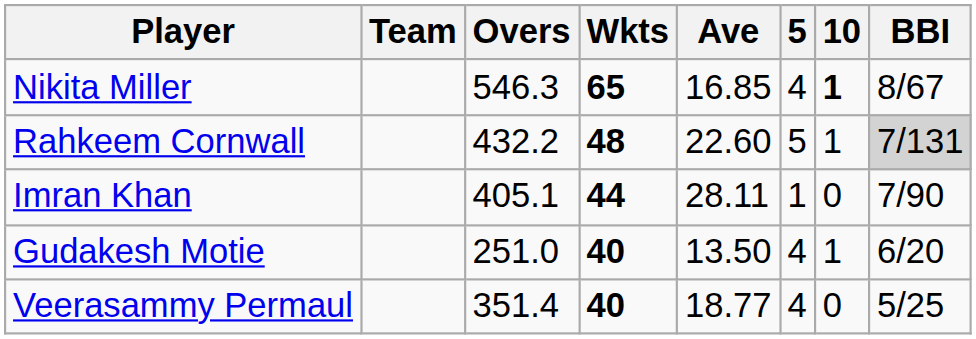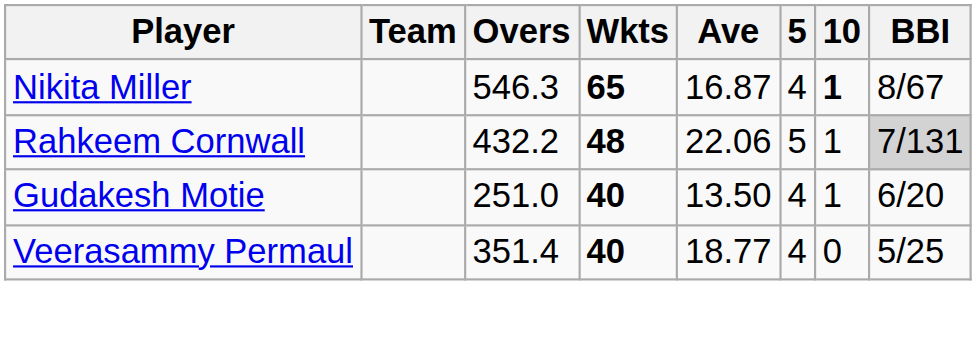(728, 86) 16.85 -> (728, 86) 16.87
(728, 141) 22.60 -> (728, 141) 22.06
- row: (102, 196)
